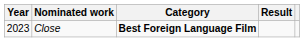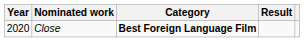(18, 28) 2023 -> (18, 28) 2020
